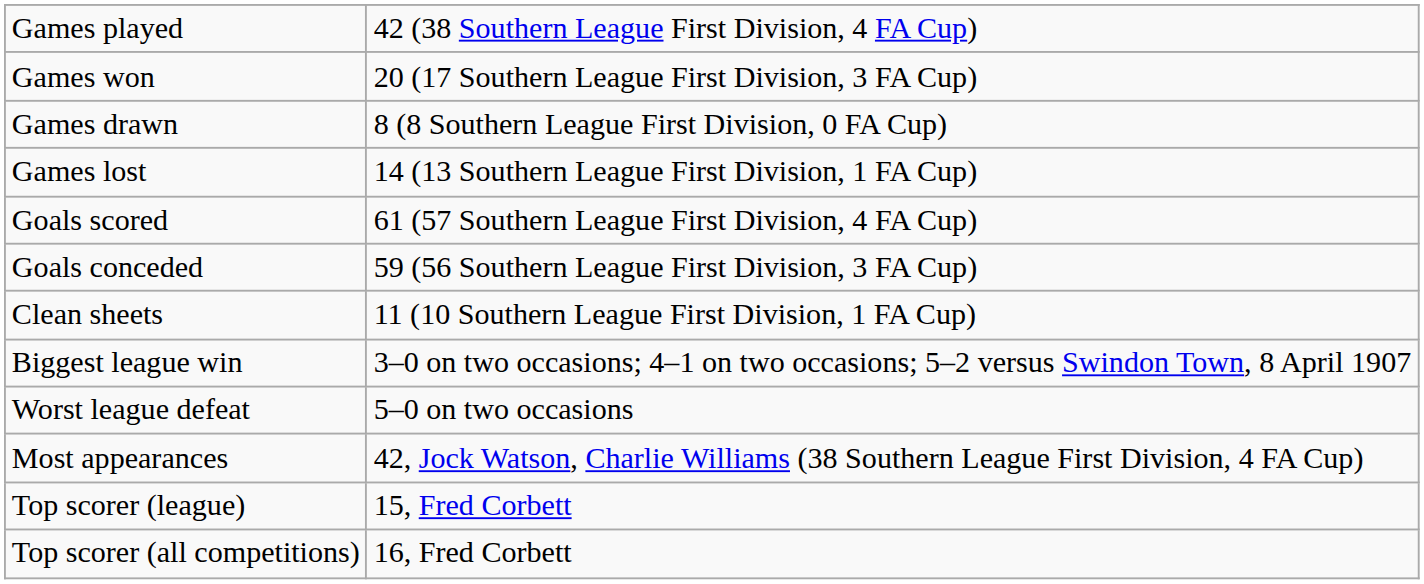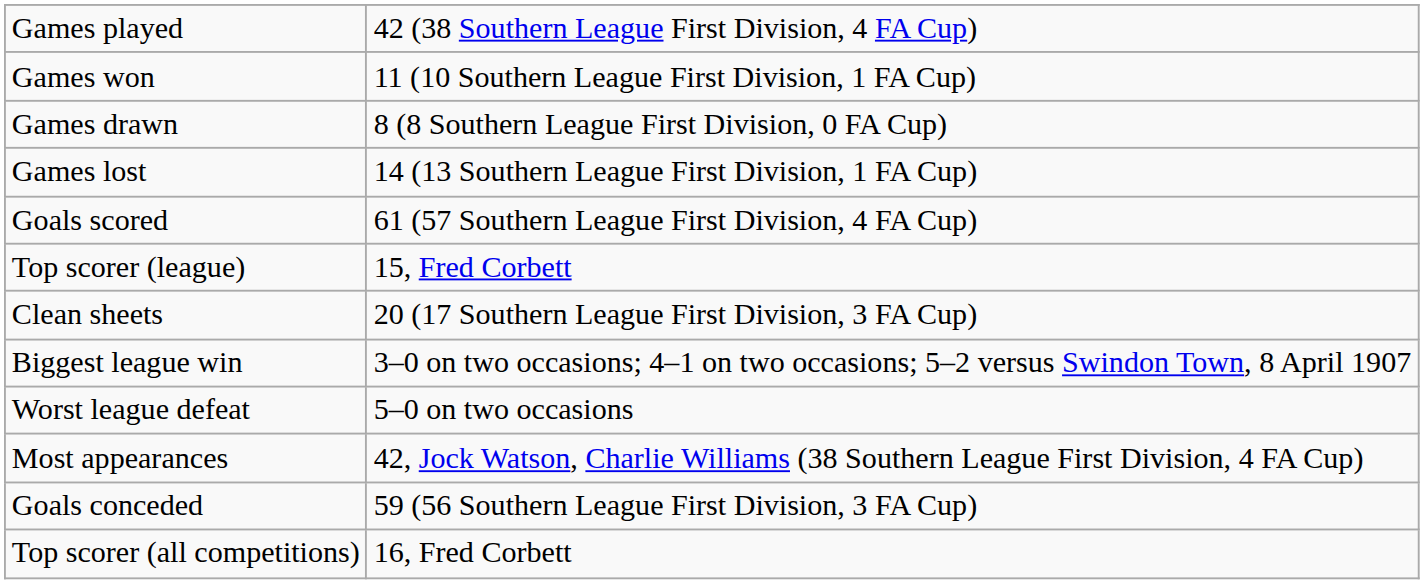(675, 76) 20 (17 Southern League First Division, 3 FA Cup) -> (675, 76) 11 (10 Southern League First Division, 1 FA Cup)
rows swapped: (108, 266) <-> (129, 505)
(675, 314) 11 (10 Southern League First Division, 1 FA Cup) -> (675, 314) 20 (17 Southern League First Division, 3 FA Cup)
